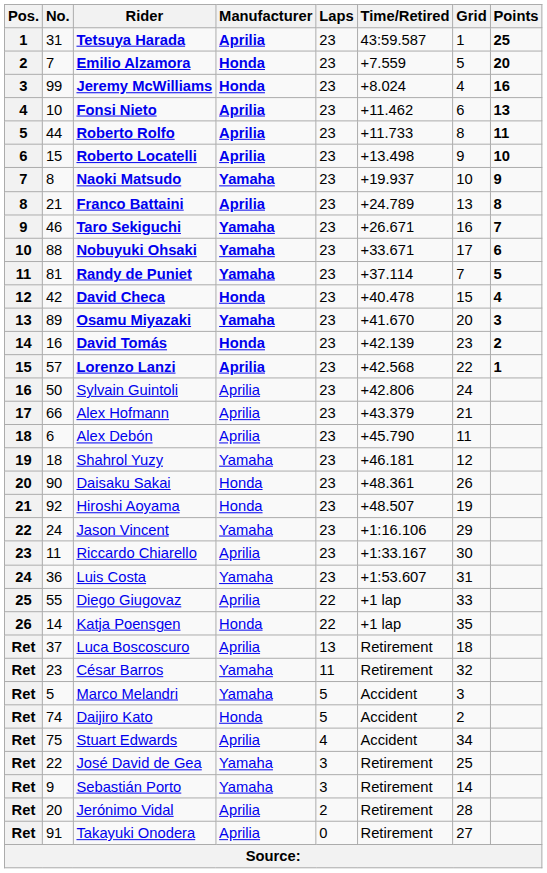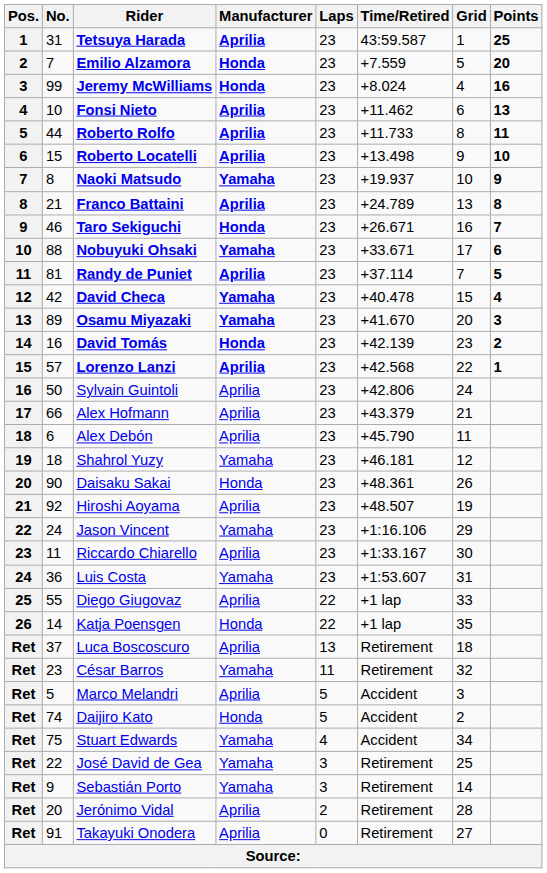(247, 226) Yamaha -> (242, 226) Honda
(247, 273) Yamaha -> (242, 273) Aprilia
(242, 296) Honda -> (247, 296) Yamaha
(241, 506) Honda -> (240, 506) Aprilia
(246, 693) Yamaha -> (240, 693) Aprilia
(240, 740) Aprilia -> (246, 740) Yamaha
